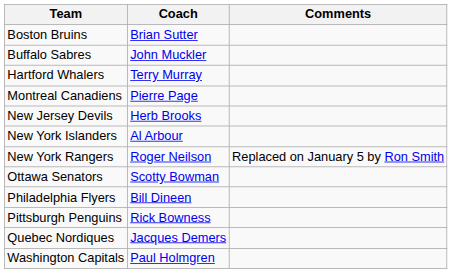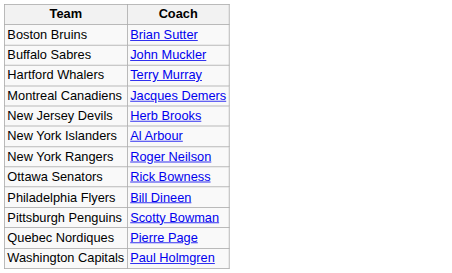- column: (338, 14)
(164, 95) Pierre Page -> (178, 95) Jacques Demers
(175, 177) Scotty Bowman -> (170, 177) Rick Bowness
(170, 217) Rick Bowness -> (175, 217) Scotty Bowman
(178, 237) Jacques Demers -> (164, 237) Pierre Page
